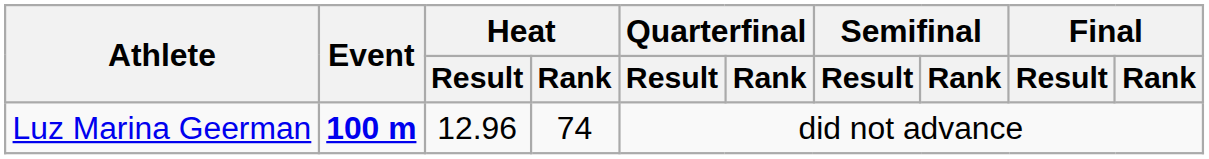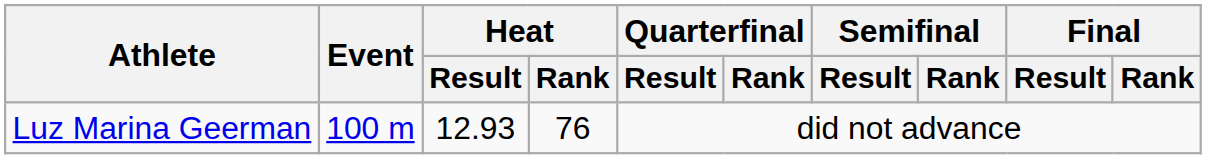(371, 128) bold -> (370, 128) normal
(477, 128) 12.96 -> (475, 128) 12.93
(575, 128) 74 -> (573, 128) 76
